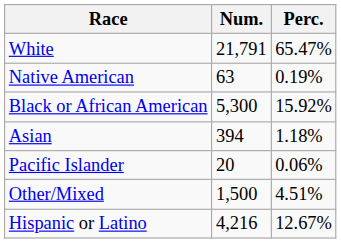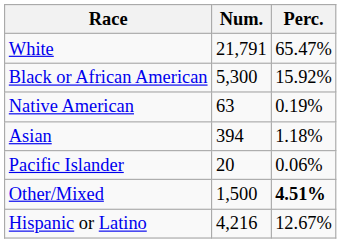rows swapped: (108, 106) <-> (71, 77)
(299, 194) normal -> (300, 194) bold
